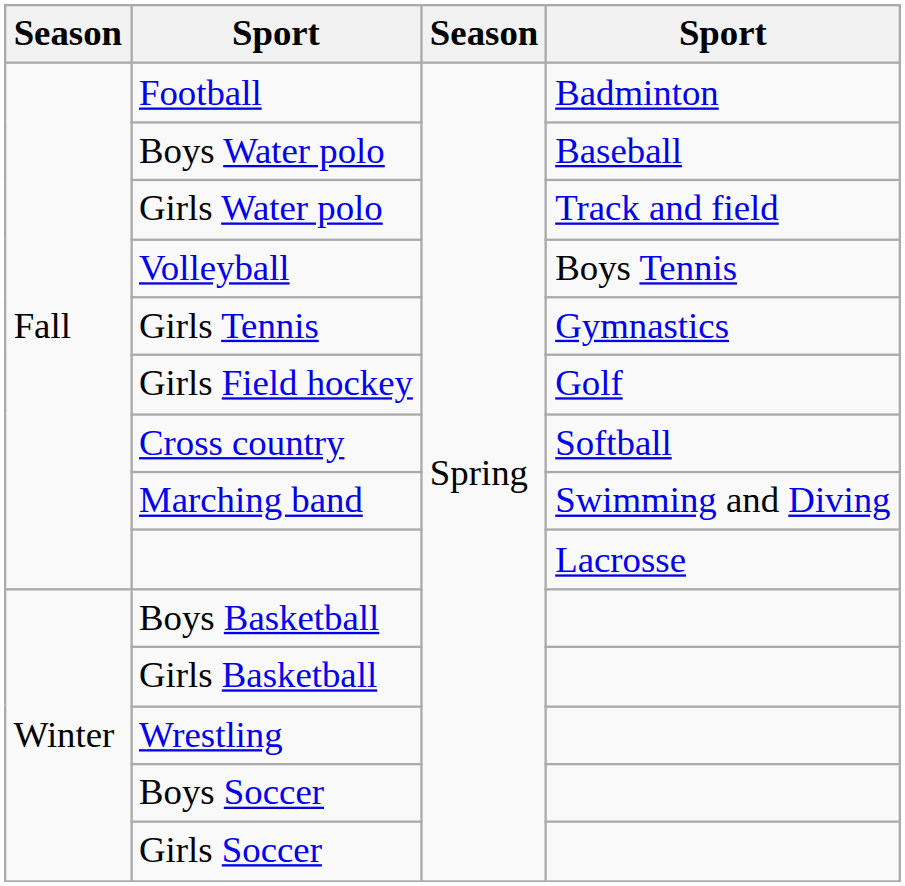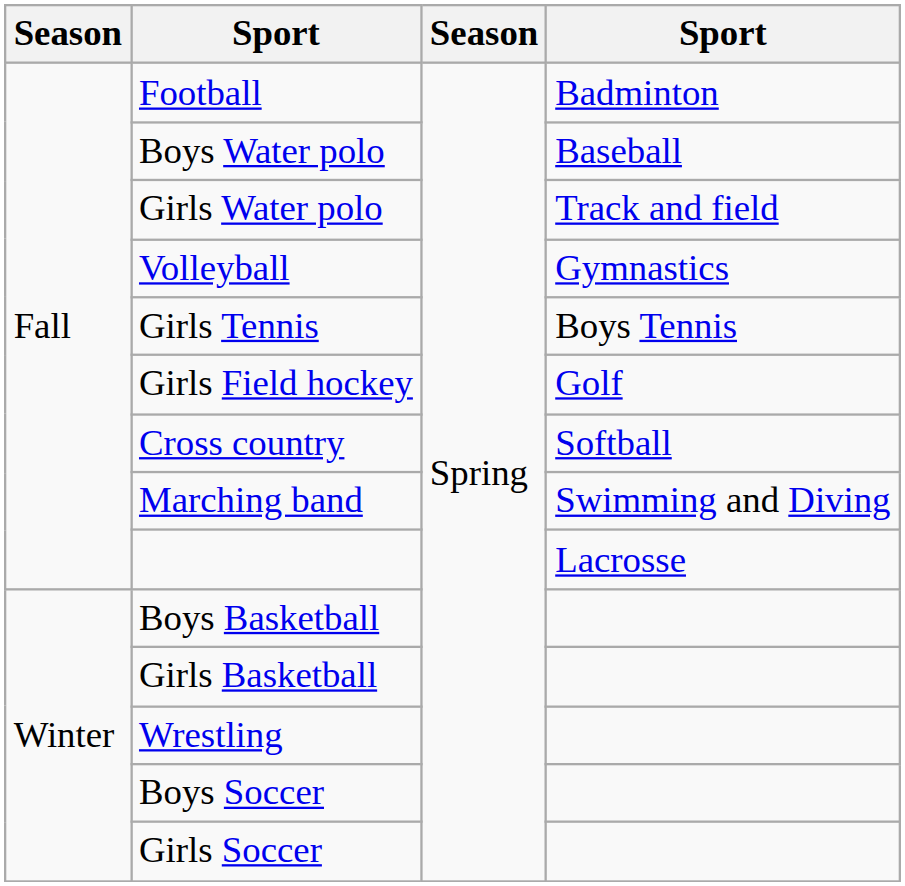(646, 267) Boys Tennis -> (642, 267) Gymnastics
(642, 325) Gymnastics -> (646, 325) Boys Tennis
